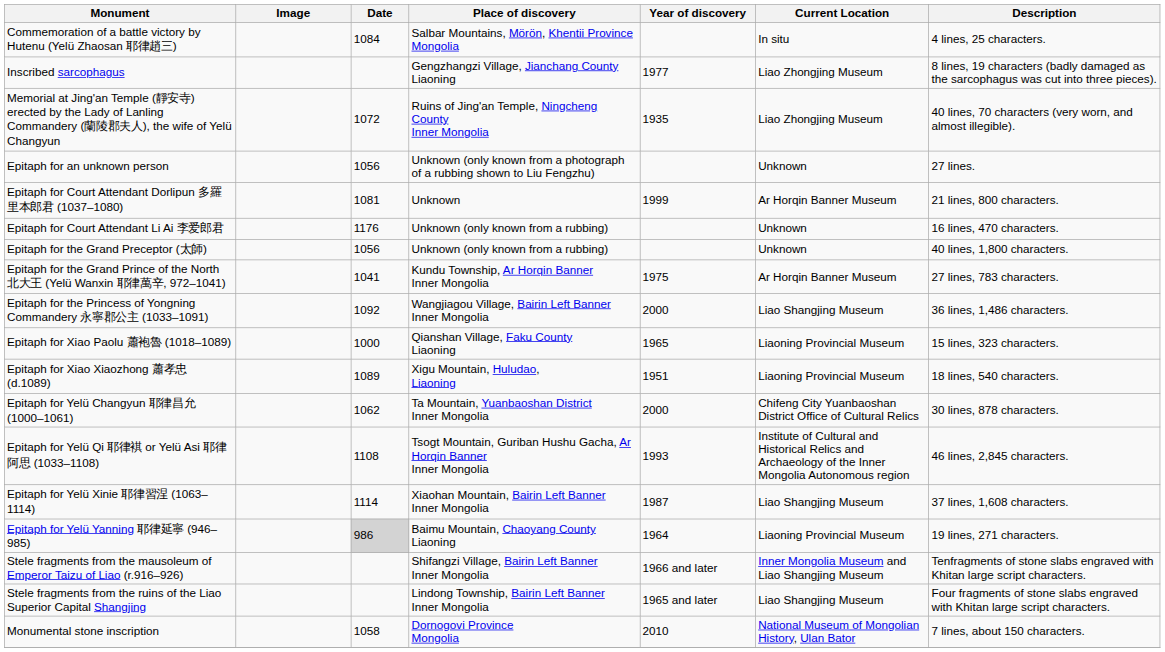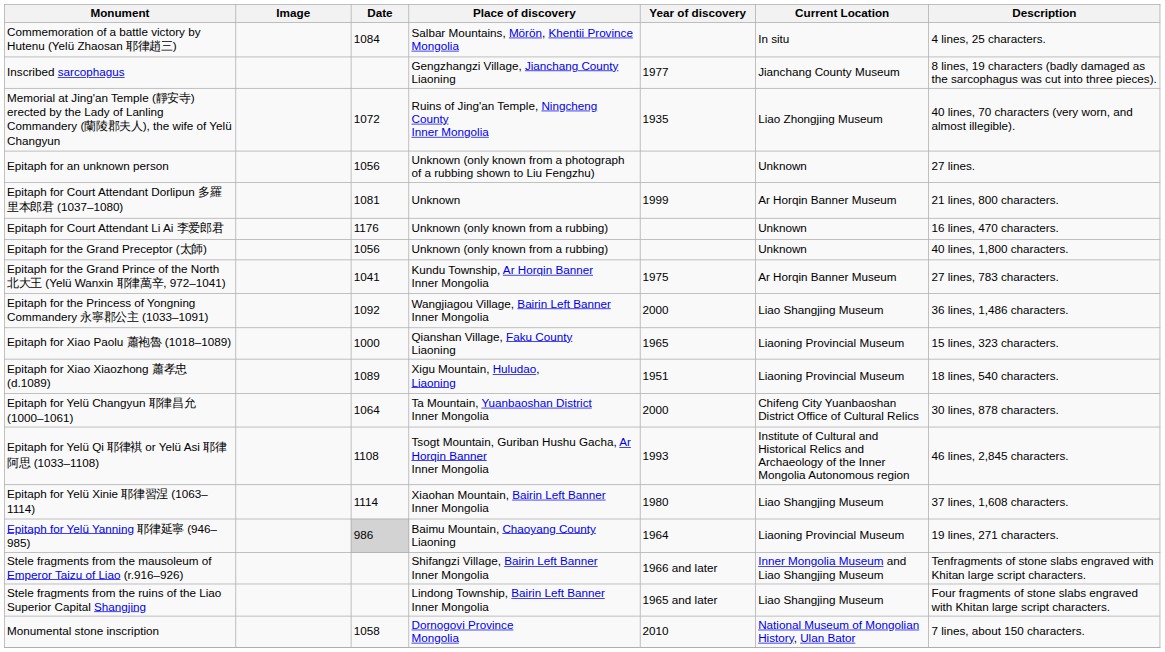(820, 72) Liao Zhongjing Museum -> (829, 72) Jianchang County Museum
(367, 410) 1062 -> (367, 410) 1064
(656, 501) 1987 -> (656, 501) 1980
